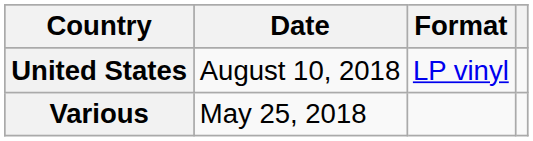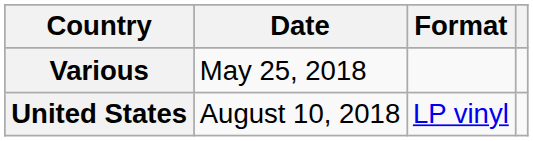rows swapped: (99, 113) <-> (99, 69)
